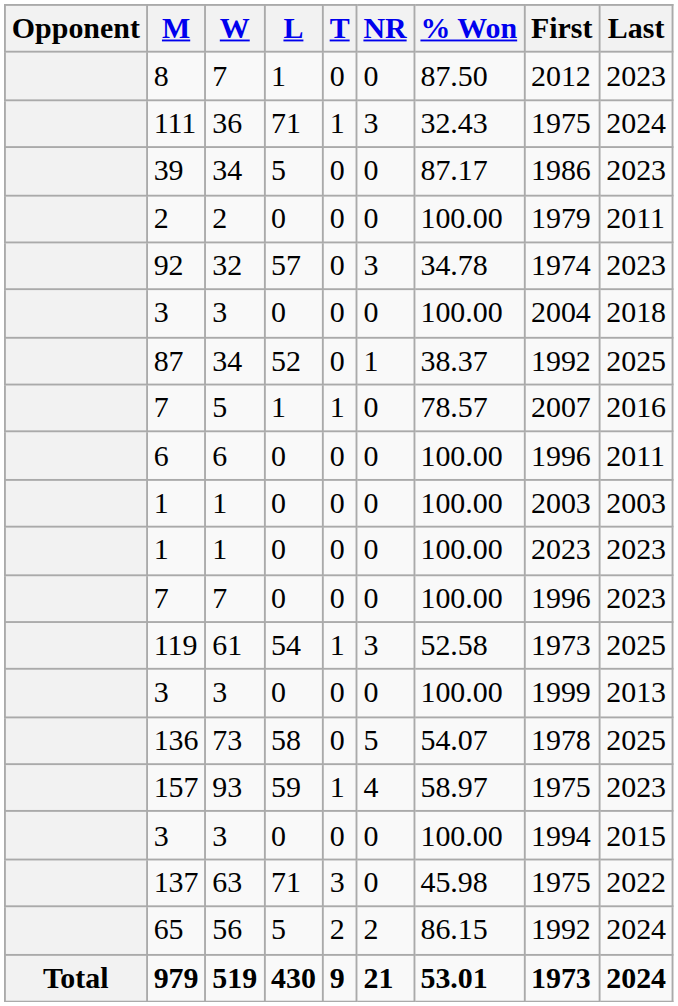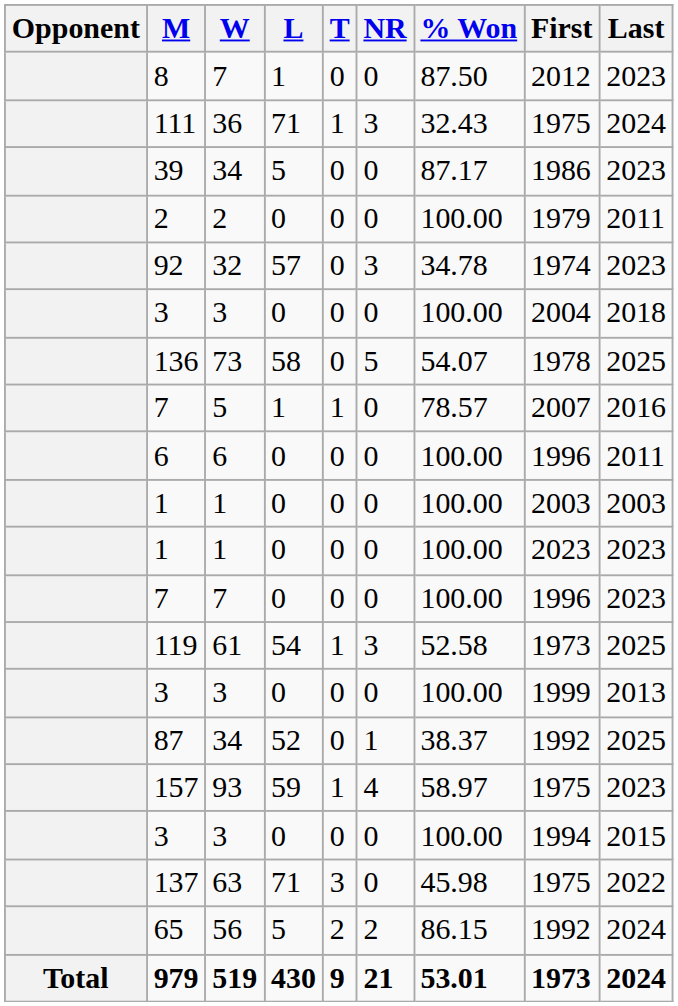rows swapped: (176, 739) <-> (169, 360)
